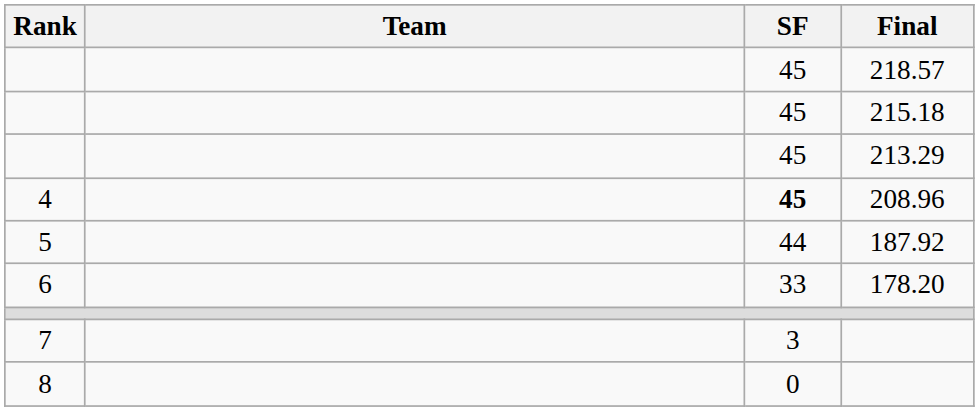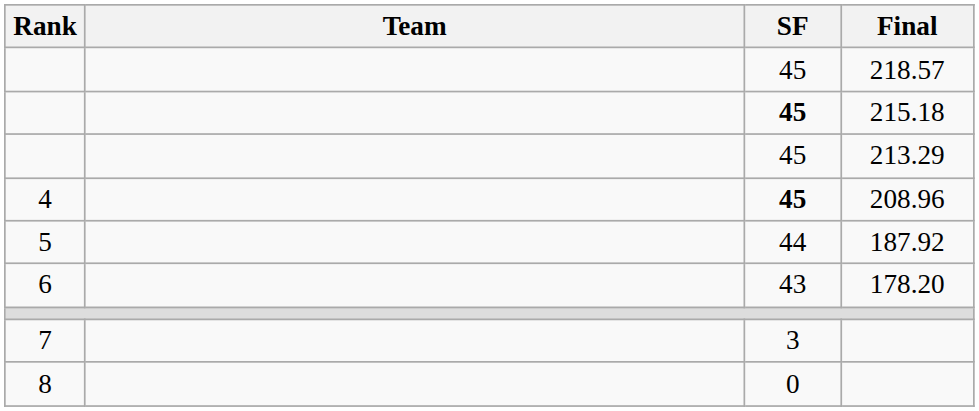(793, 112) normal -> (793, 112) bold
(793, 284) 33 -> (793, 284) 43
